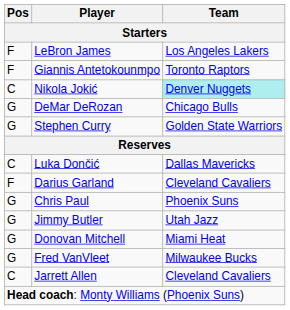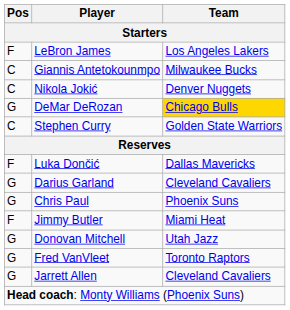(11, 70) F -> (11, 70) C
(208, 70) Toronto Raptors -> (211, 70) Milwaukee Bucks
(208, 88) paleturquoise background -> (208, 88) no background
(202, 107) no background -> (202, 107) gold background
(12, 126) G -> (11, 126) C
(11, 164) C -> (11, 164) F
(11, 182) F -> (12, 182) G
(12, 220) G -> (11, 220) F
(192, 220) Utah Jazz -> (195, 220) Miami Heat
(195, 239) Miami Heat -> (192, 239) Utah Jazz
(211, 257) Milwaukee Bucks -> (208, 257) Toronto Raptors
(11, 276) C -> (12, 276) G
